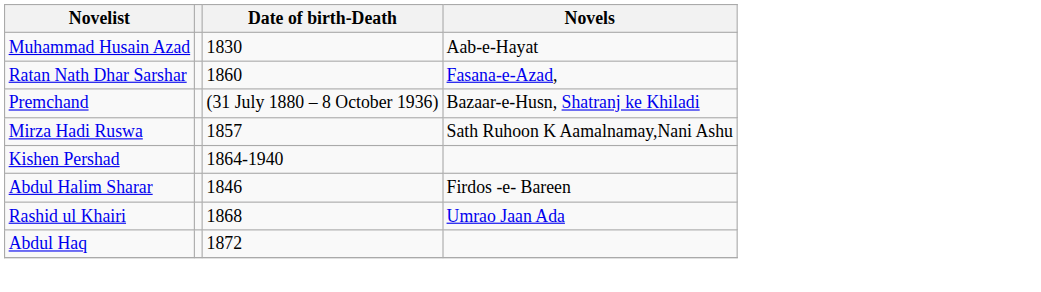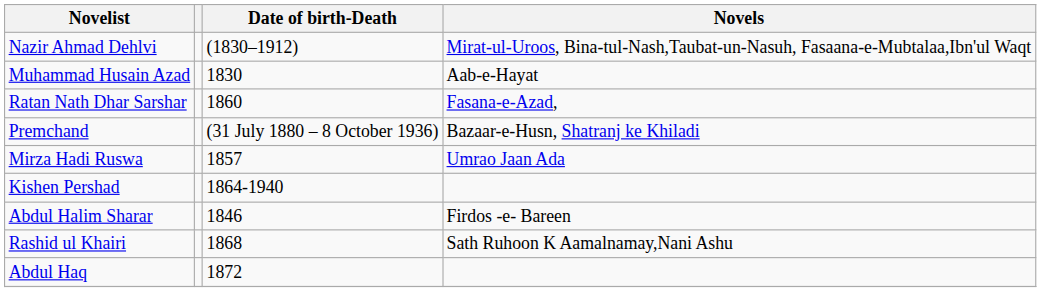+ row: (83, 46)
(590, 131) Sath Ruhoon K Aamalnamay,Nani Ashu -> (506, 159) Umrao Jaan Ada
(506, 215) Umrao Jaan Ada -> (590, 243) Sath Ruhoon K Aamalnamay,Nani Ashu
